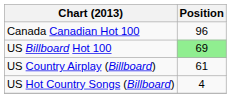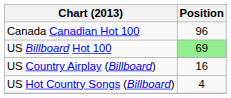(202, 66) 61 -> (202, 66) 16
